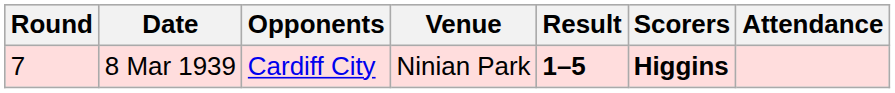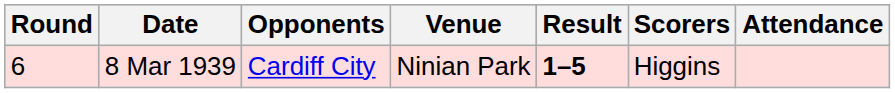(18, 66) 7 -> (18, 66) 6
(681, 66) bold -> (677, 66) normal
